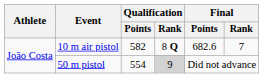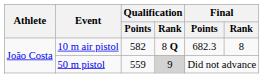(204, 47) 682.6 -> (204, 47) 682.3
(241, 47) 7 -> (241, 47) 8
(138, 64) 554 -> (138, 64) 559
